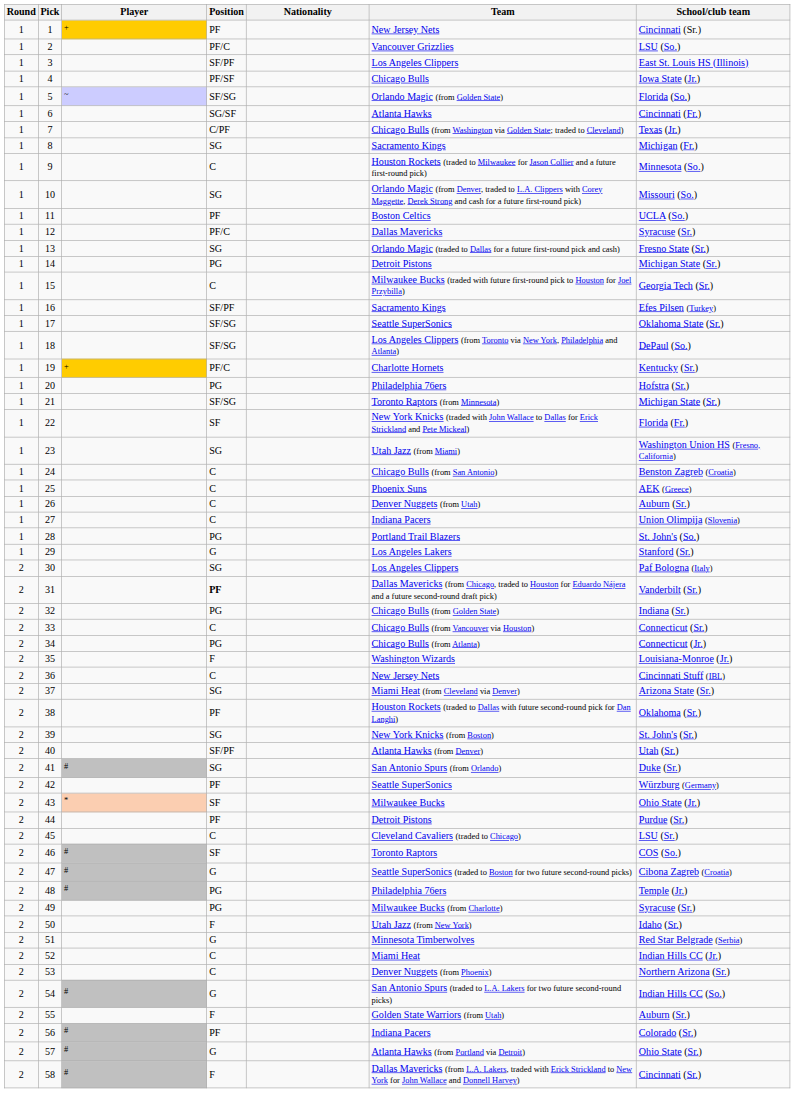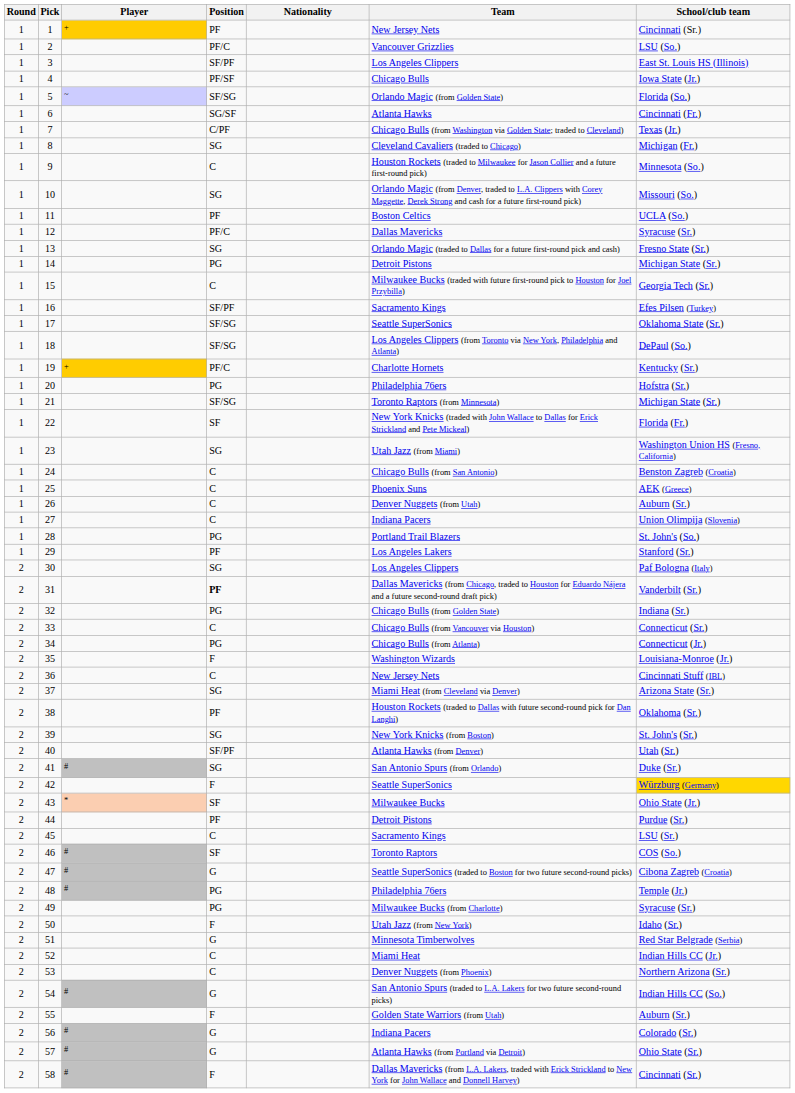(409, 145) Sacramento Kings -> (446, 145) Cleveland Cavaliers (traded to Chicago)
(213, 552) G -> (215, 552) PF
(215, 785) PF -> (212, 785) F
(679, 785) no background -> (679, 785) gold background
(446, 836) Cleveland Cavaliers (traded to Chicago) -> (409, 836) Sacramento Kings
(215, 1032) PF -> (213, 1032) G
